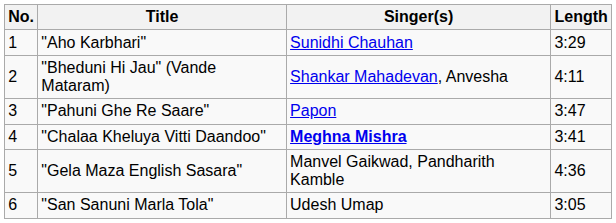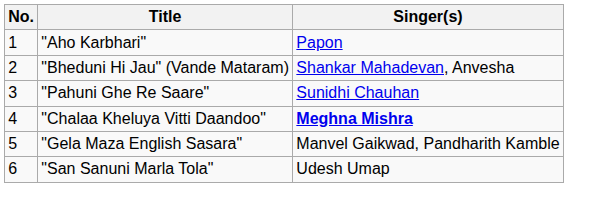- column: (581, 17)
(351, 42) Sunidhi Chauhan -> (319, 42) Papon
(313, 111) Papon -> (358, 93) Sunidhi Chauhan
